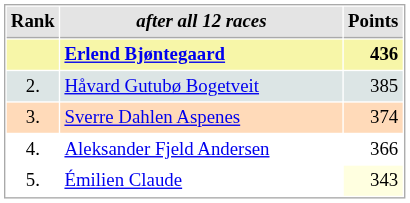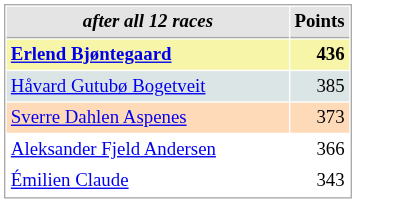- column: (33, 21)
(384, 117) 374 -> (331, 117) 373
(384, 180) lightyellow background -> (331, 180) no background
